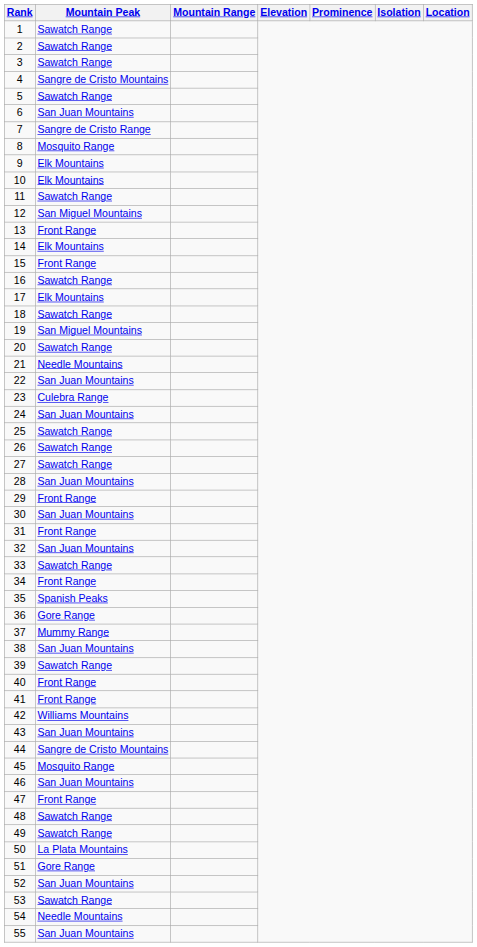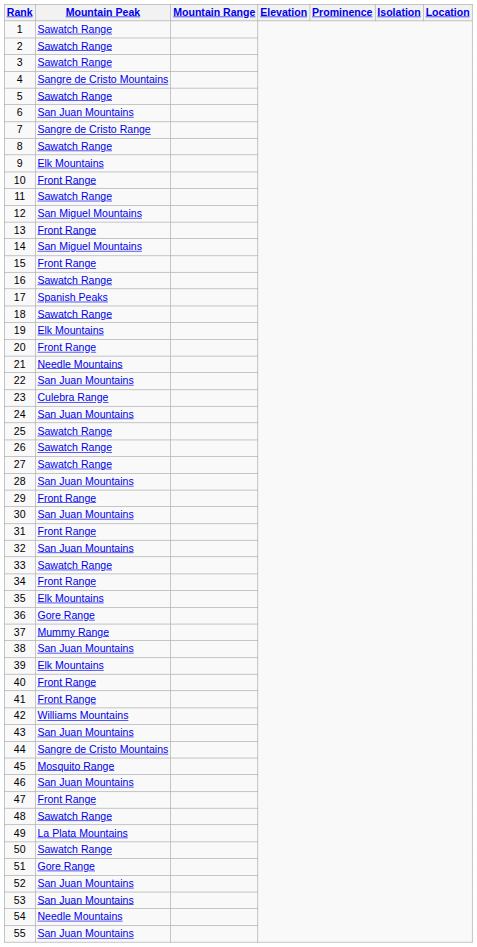(76, 146) Mosquito Range -> (75, 146) Sawatch Range
(71, 180) Elk Mountains -> (67, 180) Front Range
(71, 247) Elk Mountains -> (90, 247) San Miguel Mountains
(71, 297) Elk Mountains -> (73, 297) Spanish Peaks
(90, 331) San Miguel Mountains -> (71, 331) Elk Mountains
(75, 347) Sawatch Range -> (67, 347) Front Range
(73, 599) Spanish Peaks -> (71, 599) Elk Mountains
(75, 666) Sawatch Range -> (71, 666) Elk Mountains
(75, 833) Sawatch Range -> (83, 833) La Plata Mountains
(83, 850) La Plata Mountains -> (75, 850) Sawatch Range
(75, 900) Sawatch Range -> (86, 900) San Juan Mountains
